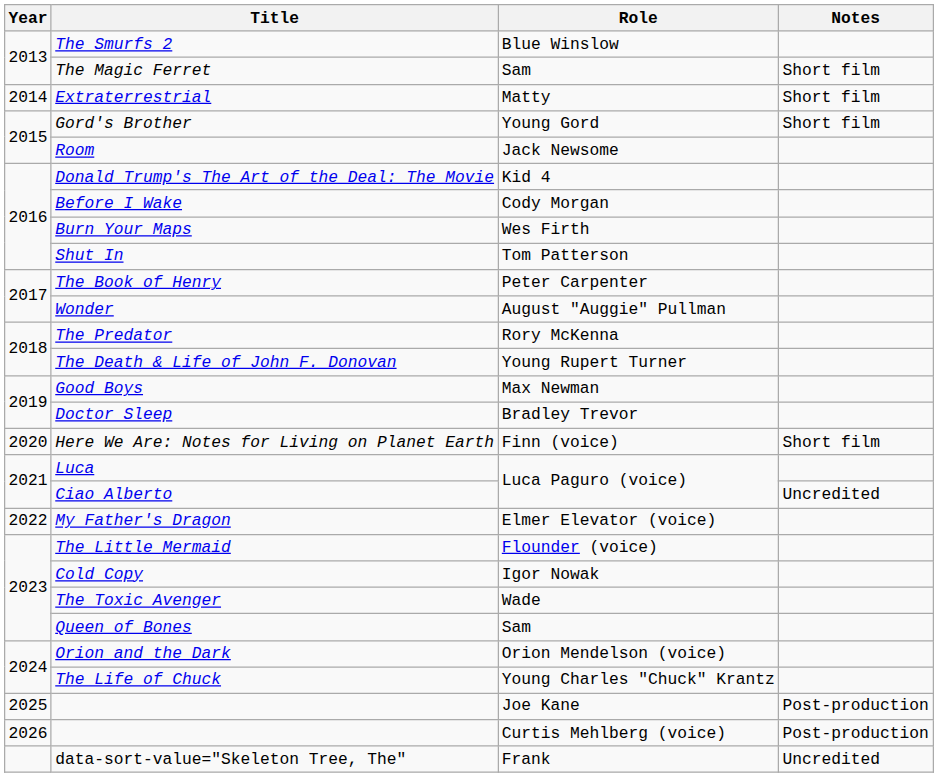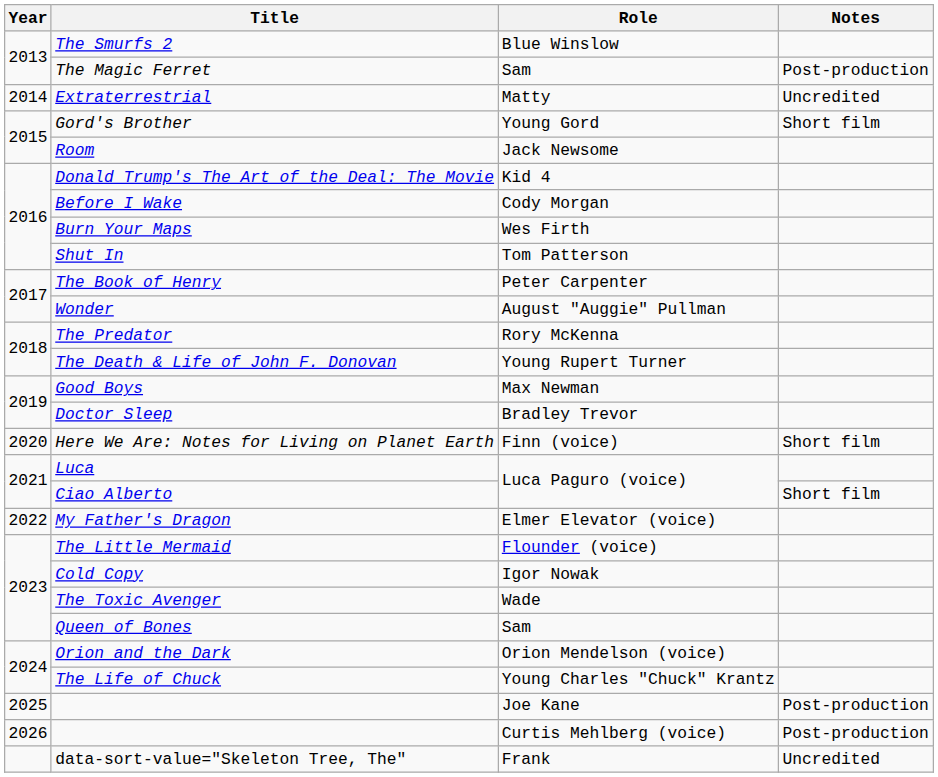(831, 71) Short film -> (856, 71) Post-production
(831, 97) Short film -> (831, 97) Uncredited
(831, 495) Uncredited -> (831, 495) Short film
